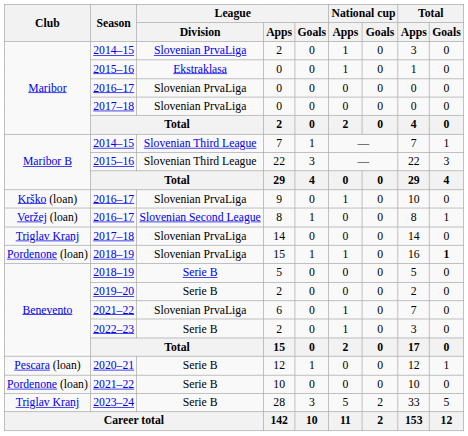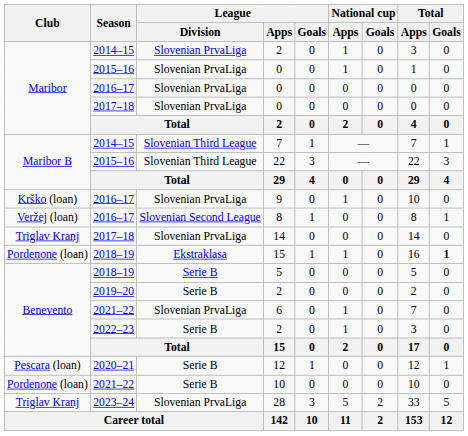(200, 69) Ekstraklasa -> (200, 69) Slovenian PrvaLiga
(200, 254) Slovenian PrvaLiga -> (200, 254) Ekstraklasa
(200, 402) Serie B -> (200, 402) Slovenian PrvaLiga
